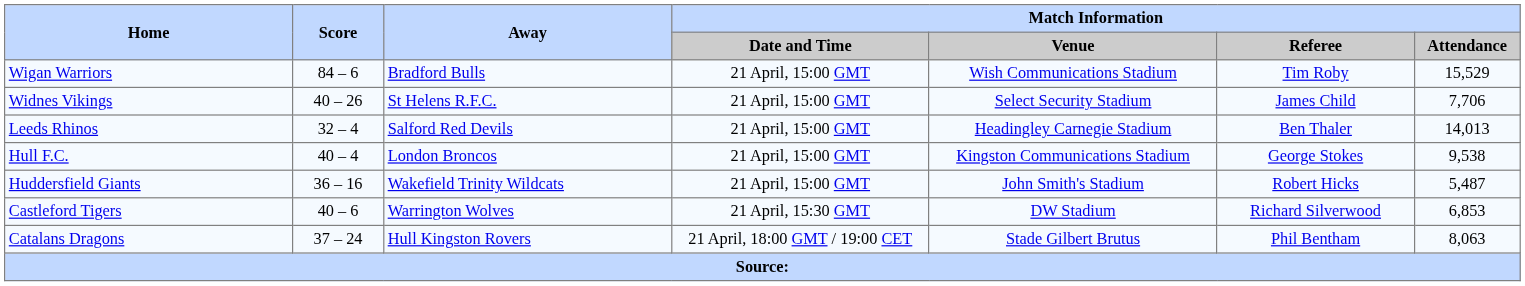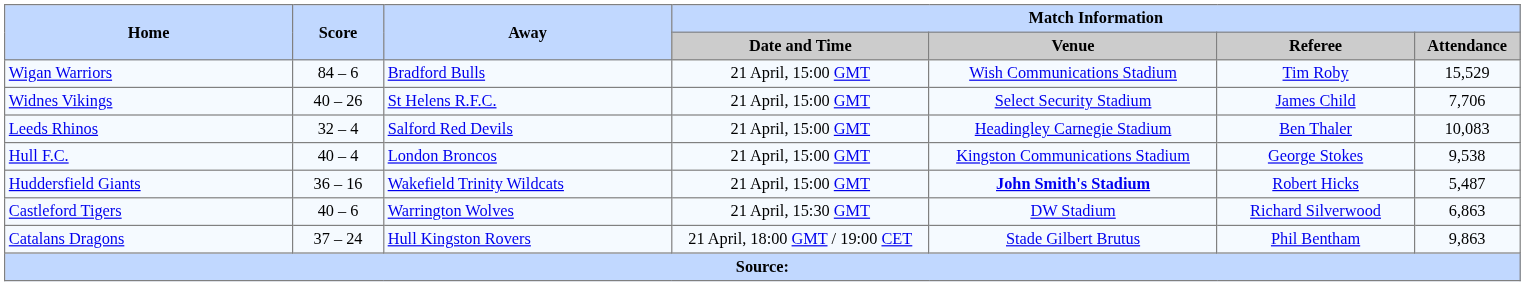(1467, 128) 14,013 -> (1467, 128) 10,083
(1073, 183) normal -> (1073, 183) bold
(1467, 211) 6,853 -> (1467, 211) 6,863
(1467, 239) 8,063 -> (1467, 239) 9,863
